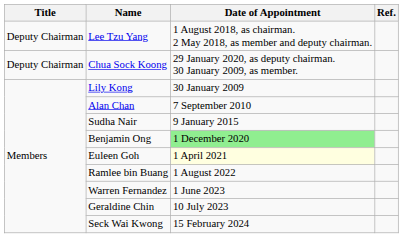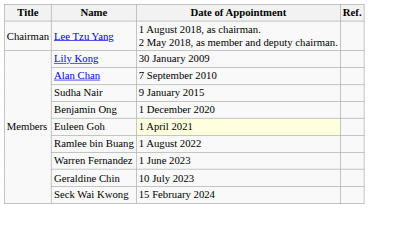(45, 36) Deputy Chairman -> (28, 36) Chairman
- row: (128, 65)
(211, 139) lightgreen background -> (177, 110) no background
